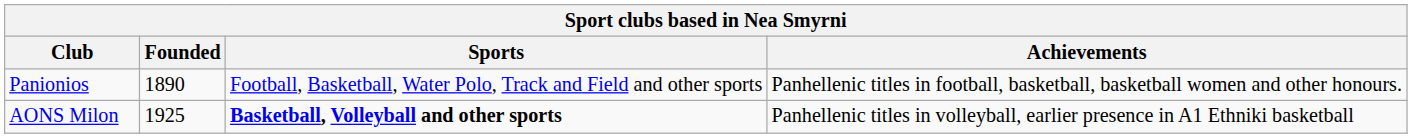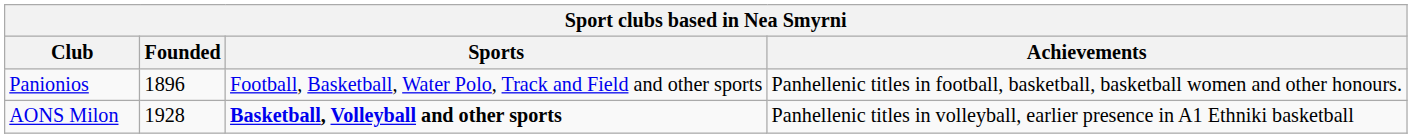(165, 84) 1890 -> (165, 84) 1896
(165, 116) 1925 -> (165, 116) 1928
